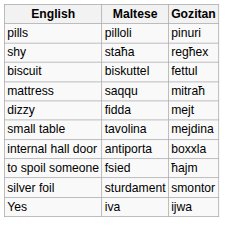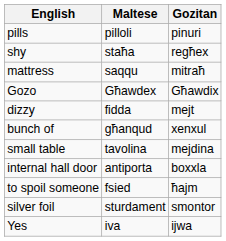- row: (24, 71)
+ row: (22, 91)
+ row: (31, 129)
